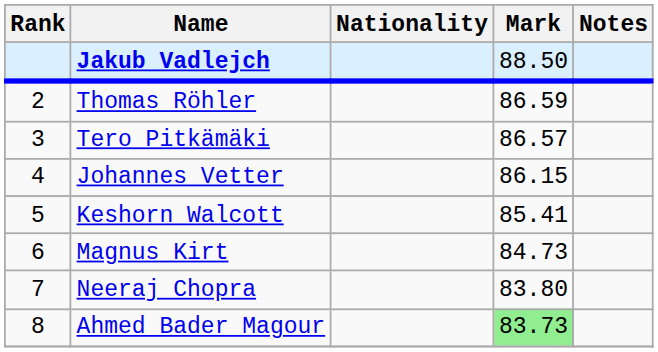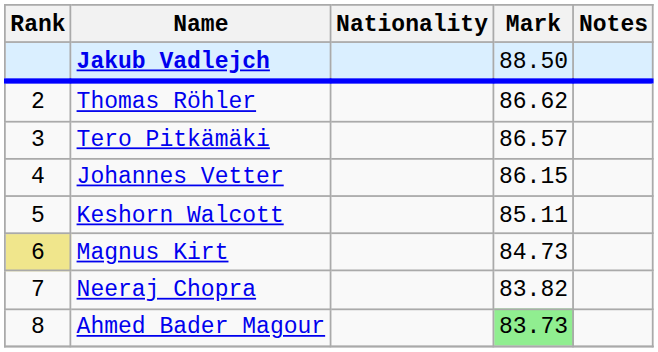(533, 102) 86.59 -> (533, 102) 86.62
(533, 215) 85.41 -> (533, 215) 85.11
(38, 252) no background -> (38, 252) khaki background
(533, 290) 83.80 -> (533, 290) 83.82
